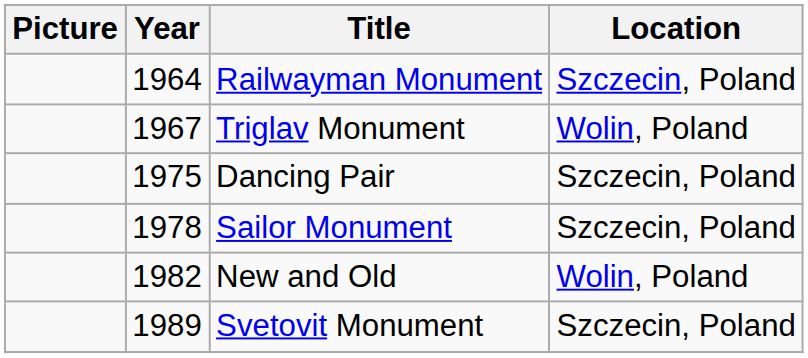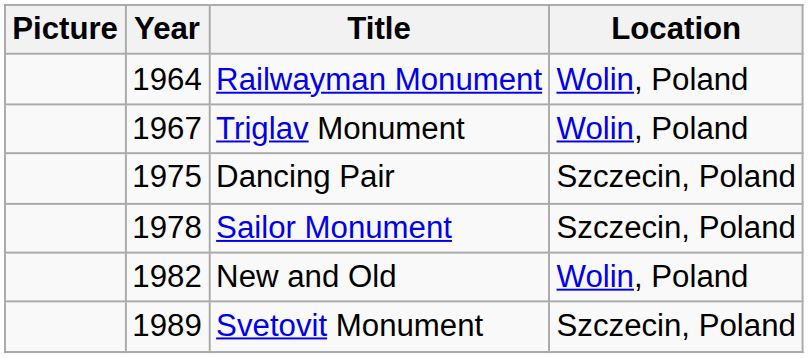(676, 78) Szczecin, Poland -> (652, 78) Wolin, Poland
